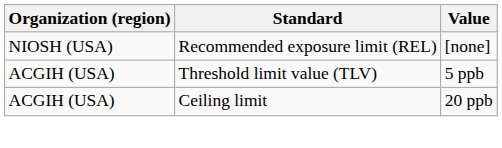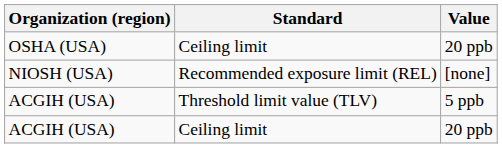+ row: (57, 45)
